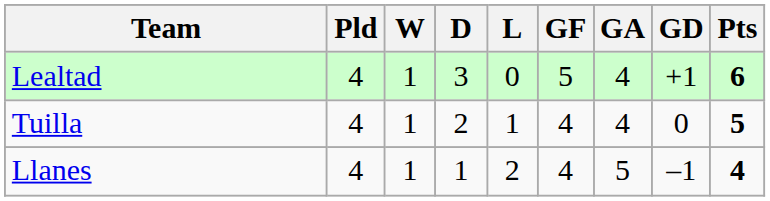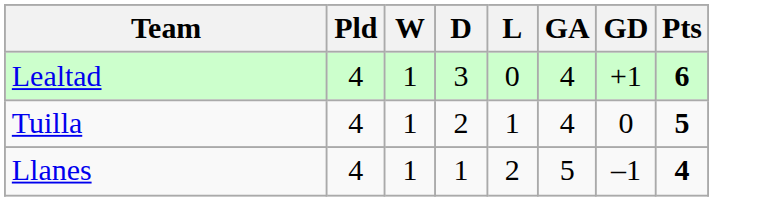- column: (566, 28)
